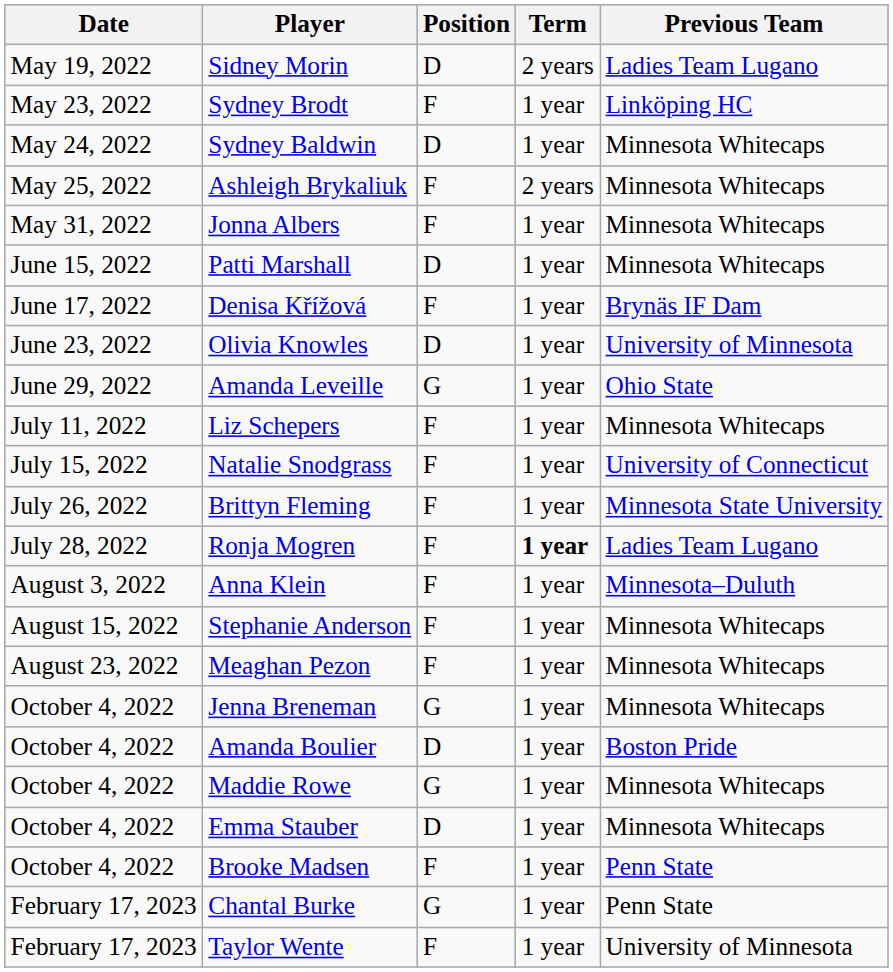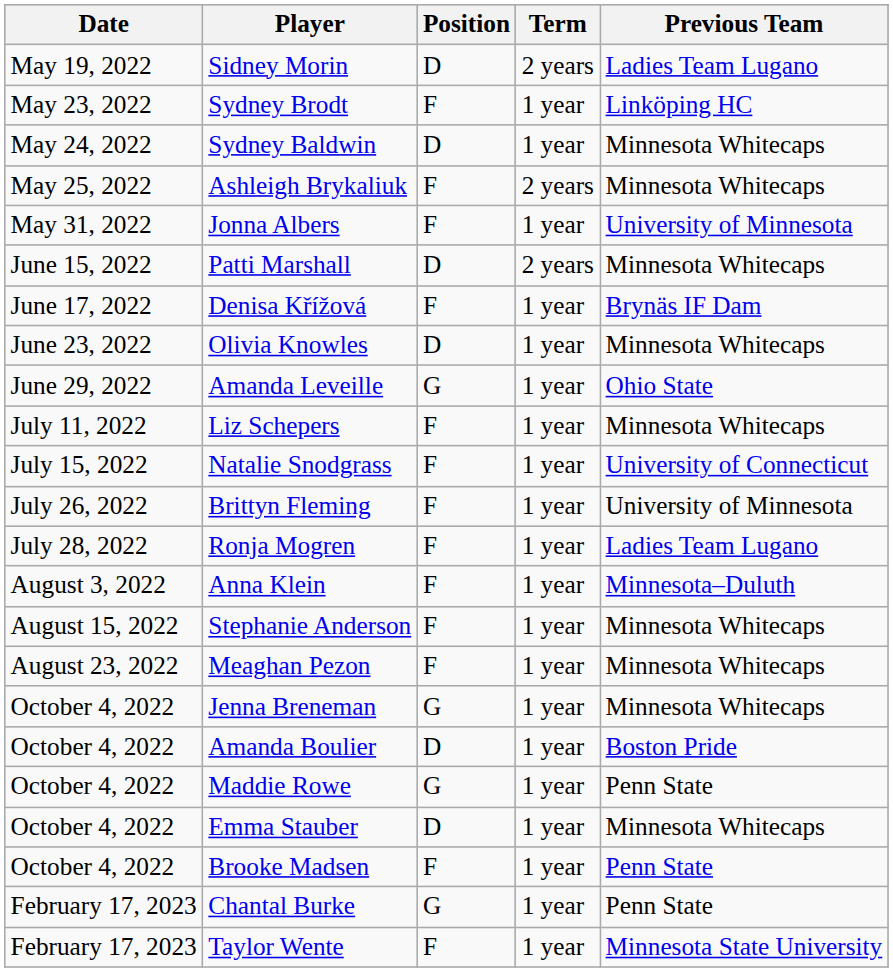(715, 225) Minnesota Whitecaps -> (729, 225) University of Minnesota
(553, 265) 1 year -> (558, 265) 2 years
(729, 345) University of Minnesota -> (715, 345) Minnesota Whitecaps
(744, 505) Minnesota State University -> (729, 505) University of Minnesota
(555, 545) bold -> (553, 545) normal
(715, 786) Minnesota Whitecaps -> (659, 786) Penn State
(729, 946) University of Minnesota -> (744, 946) Minnesota State University
